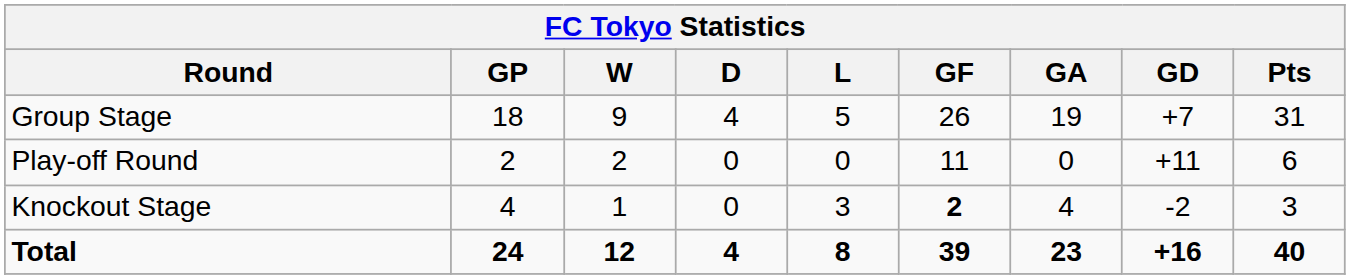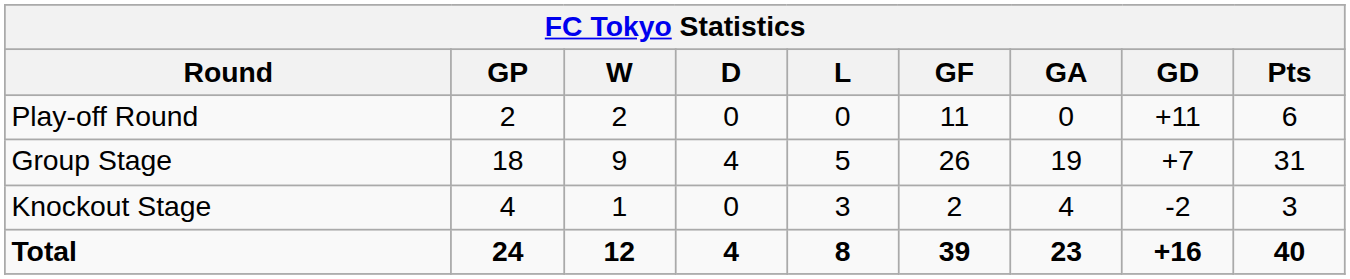rows swapped: (105, 161) <-> (92, 116)
(954, 206) bold -> (954, 206) normal
